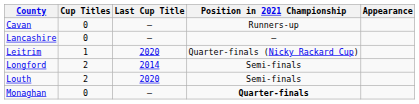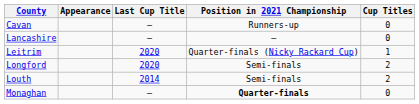columns swapped: (85, 11) <-> (388, 11)
(149, 65) 2014 -> (149, 65) 2020
(149, 79) 2020 -> (149, 79) 2014
